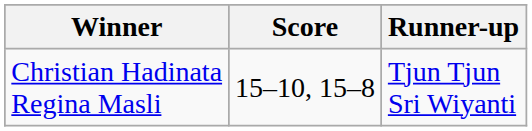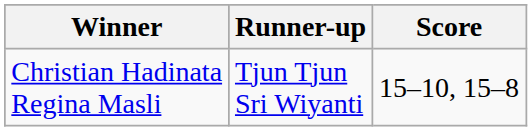columns swapped: (453, 26) <-> (305, 26)
